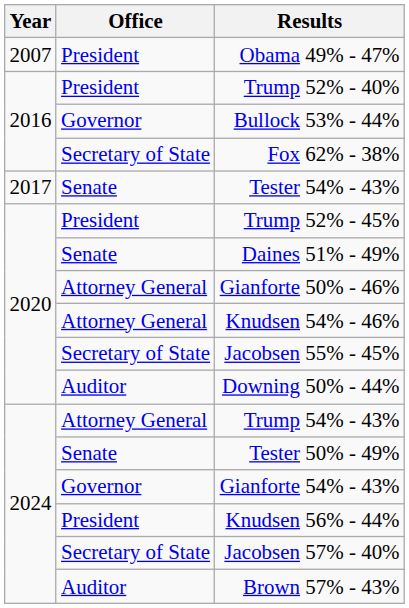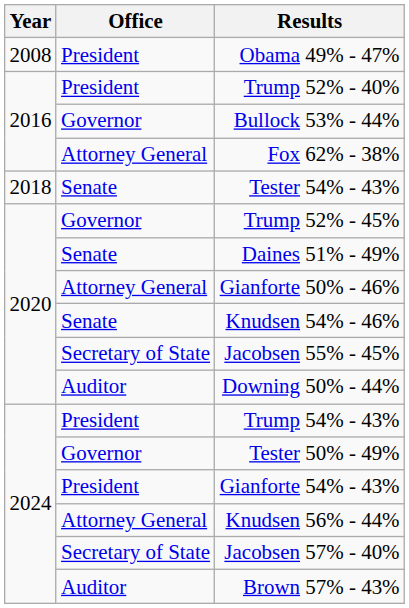(30, 54) 2007 -> (30, 54) 2008
(136, 154) Secretary of State -> (134, 154) Attorney General
(30, 187) 2017 -> (30, 187) 2018
(100, 220) President -> (101, 220) Governor
(134, 320) Attorney General -> (89, 320) Senate
(134, 420) Attorney General -> (100, 420) President
(89, 453) Senate -> (101, 453) Governor
(101, 486) Governor -> (100, 486) President
(100, 519) President -> (134, 519) Attorney General
